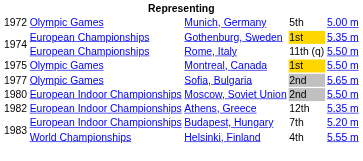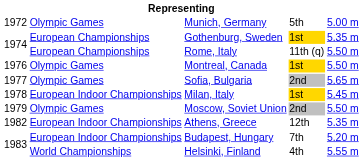(16, 66) 1975 -> (16, 66) 1976
+ row: (209, 94)
(16, 94) 1980 -> (16, 109) 1979
(106, 94) European Indoor Championships -> (67, 109) Olympic Games
